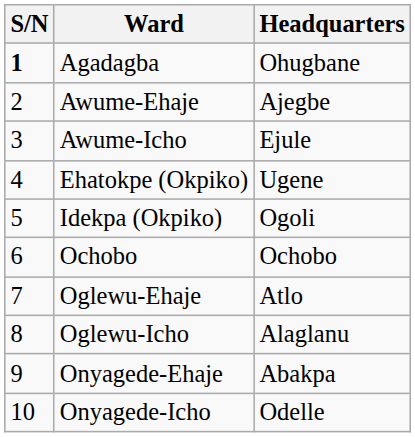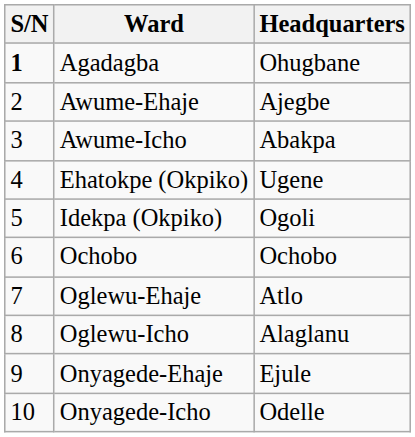(285, 140) Ejule -> (297, 140) Abakpa
(297, 373) Abakpa -> (285, 373) Ejule
